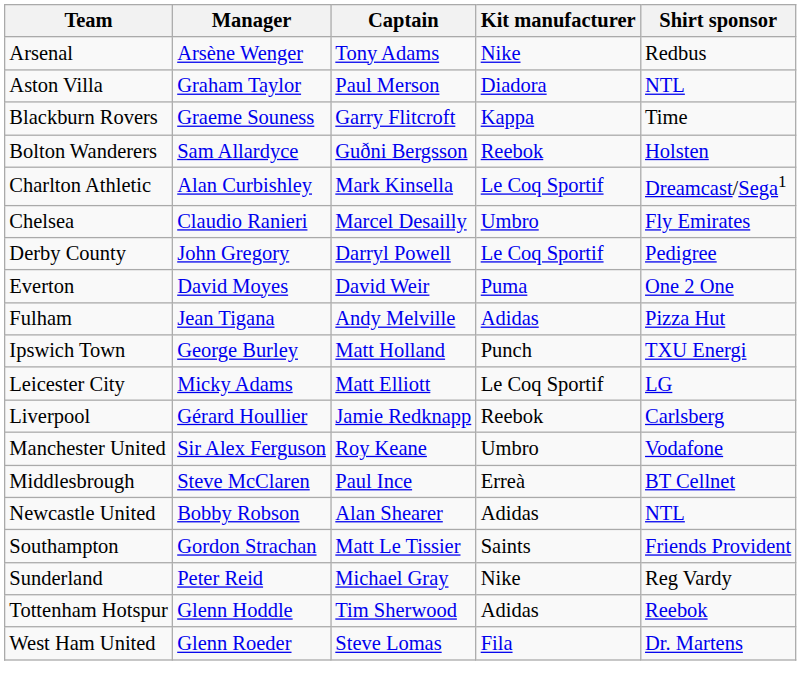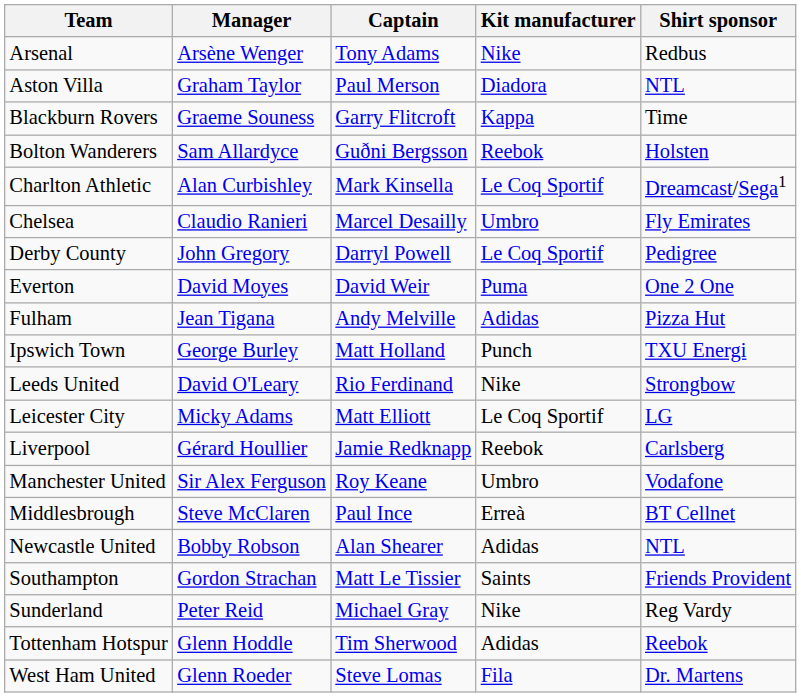+ row: (64, 383)
